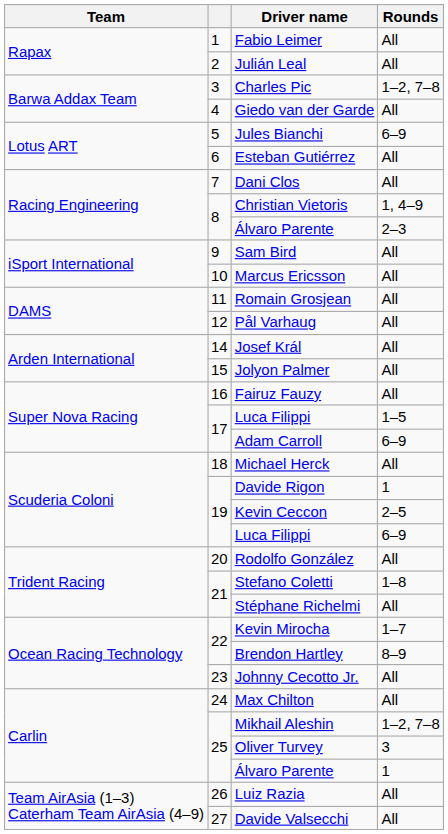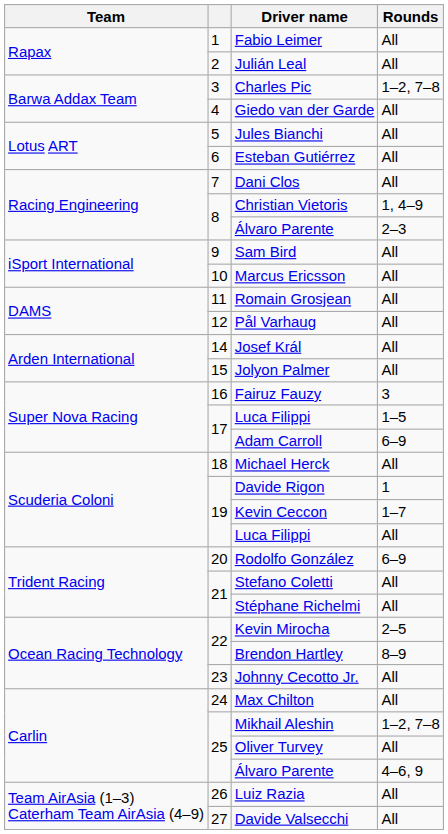(394, 134) 6–9 -> (390, 134) All
(390, 393) All -> (386, 393) 3
(394, 511) 2–5 -> (394, 511) 1–7
(394, 535) 6–9 -> (390, 535) All
(390, 558) All -> (394, 558) 6–9
(394, 582) 1–8 -> (390, 582) All
(394, 629) 1–7 -> (394, 629) 2–5
(386, 747) 3 -> (390, 747) All
(386, 771) 1 -> (402, 771) 4–6, 9
